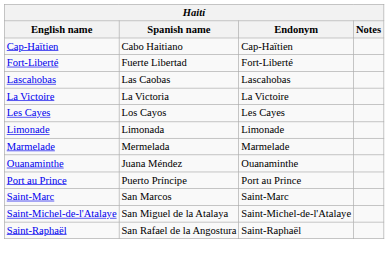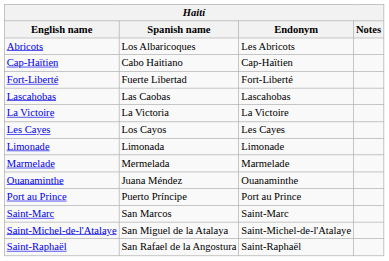+ row: (25, 46)
